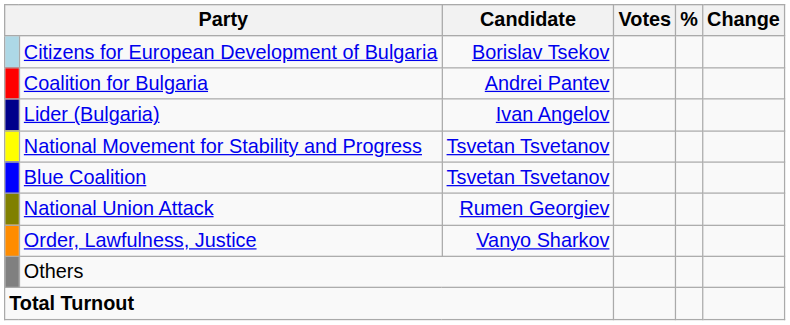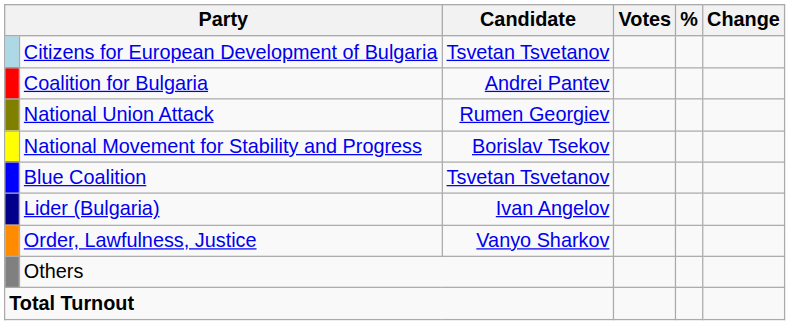(541, 51) Borislav Tsekov -> (528, 51) Tsvetan Tsvetanov
rows swapped: (119, 209) <-> (92, 114)
(528, 146) Tsvetan Tsvetanov -> (541, 146) Borislav Tsekov
